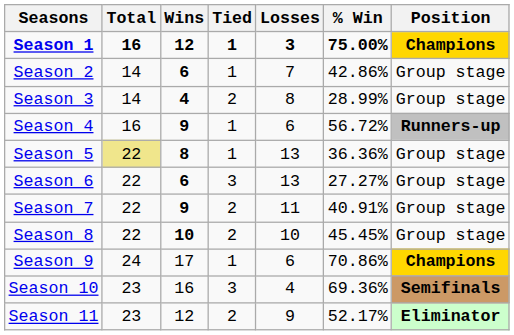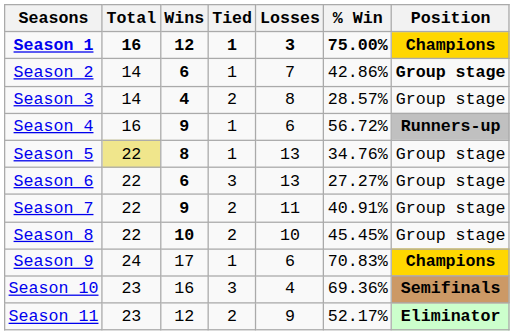(451, 72) normal -> (451, 72) bold
(358, 100) 28.99% -> (358, 100) 28.57%
(358, 154) 36.36% -> (358, 154) 34.76%
(358, 262) 70.86% -> (358, 262) 70.83%
